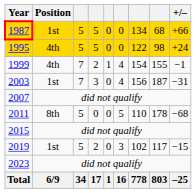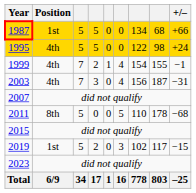(53, 81) 1st -> (53, 81) 4th
